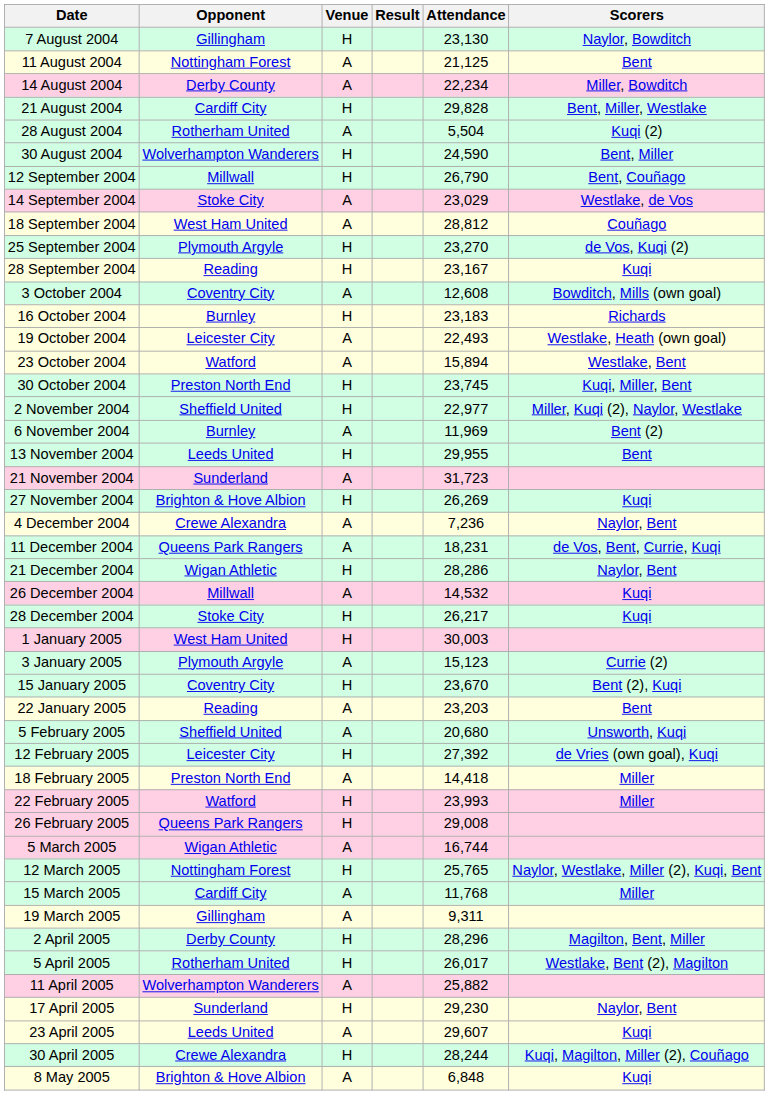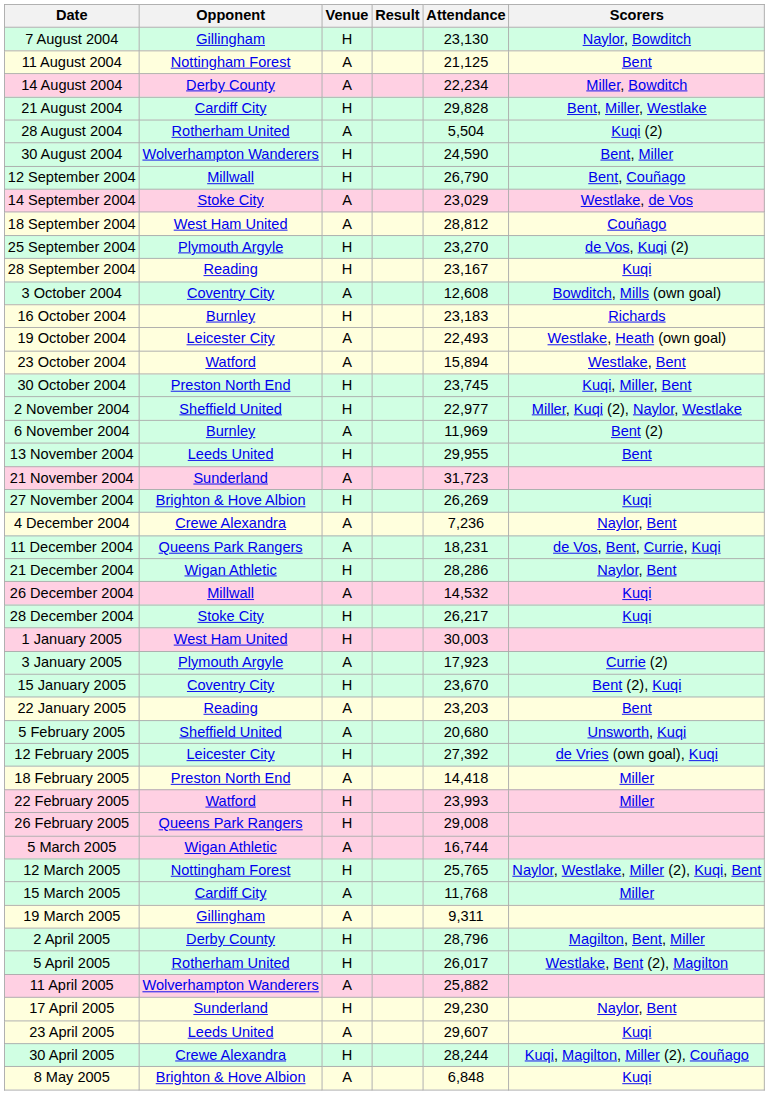(466, 662) 15,123 -> (466, 662) 17,923
(466, 939) 28,296 -> (466, 939) 28,796
